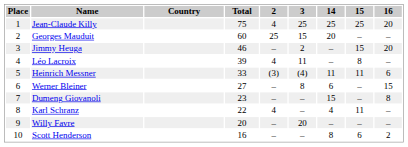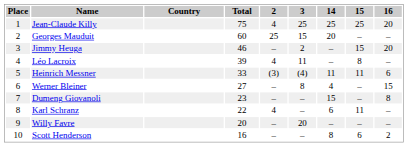(331, 86) 6 -> (331, 86) 4
(331, 110) 4 -> (331, 110) 6
